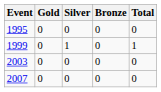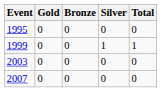columns swapped: (77, 12) <-> (111, 12)
